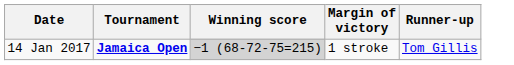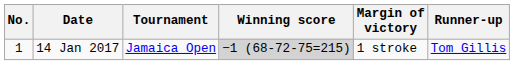+ column: (19, 22)
(142, 50) bold -> (171, 50) normal
